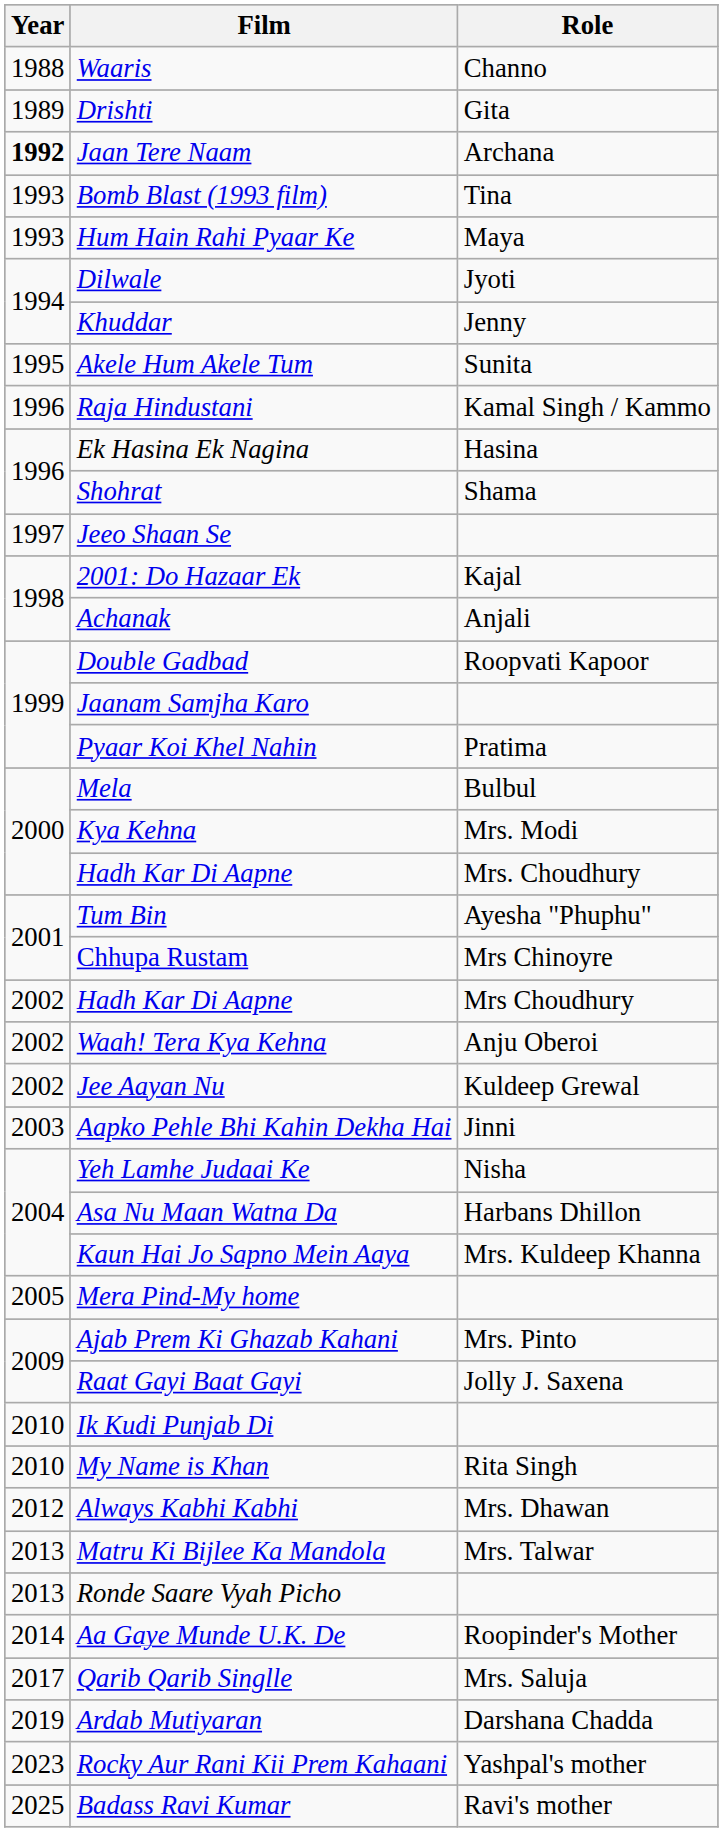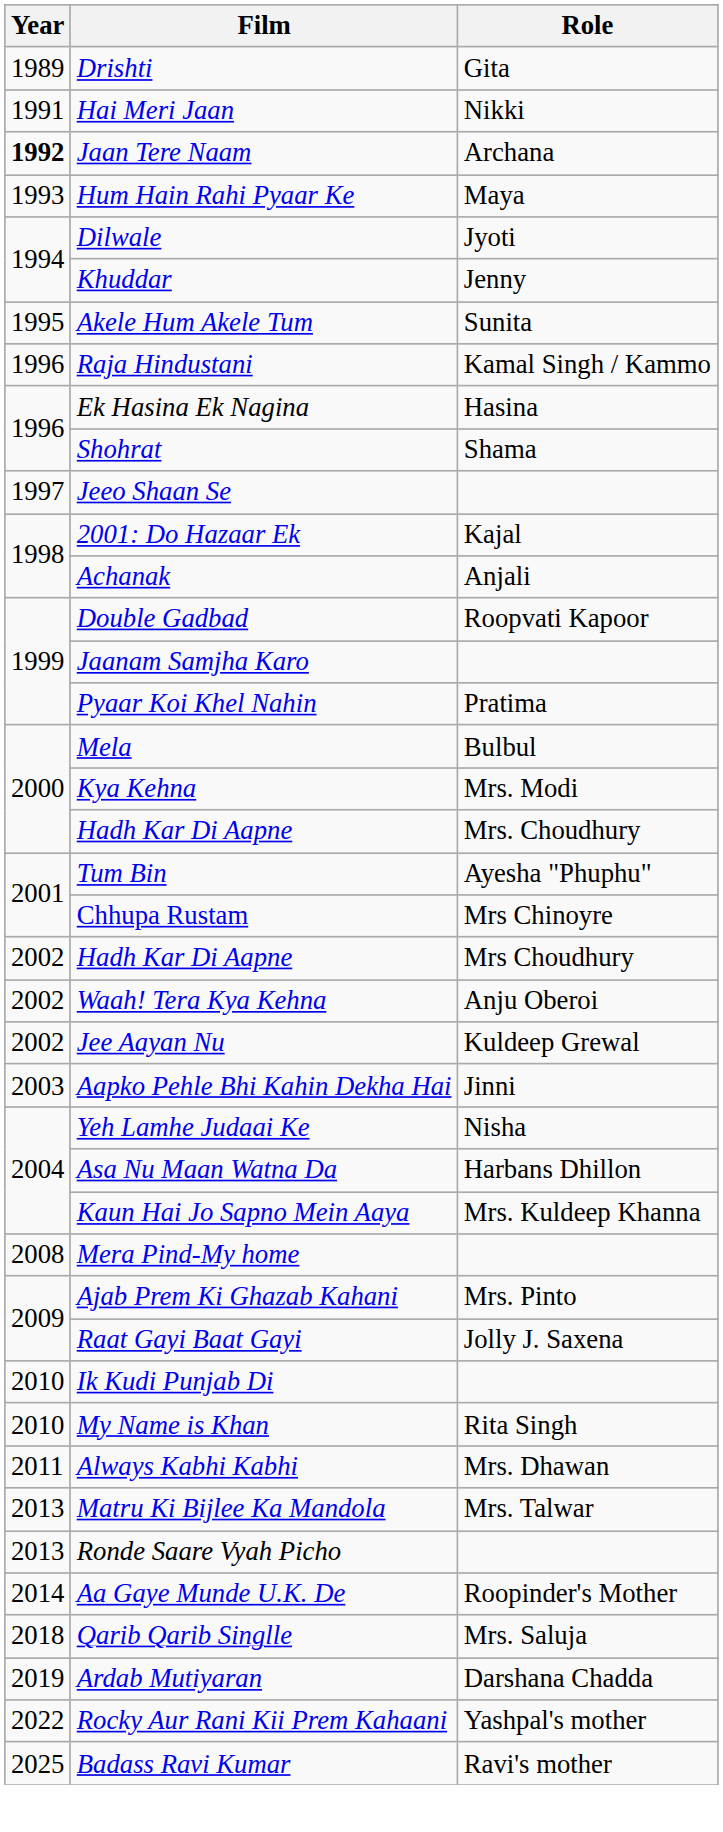- row: (114, 68)
+ row: (155, 110)
- row: (202, 195)
(38, 1296) 2005 -> (38, 1254) 2008
(38, 1508) 2012 -> (37, 1466) 2011
(38, 1678) 2017 -> (38, 1635) 2018
(38, 1763) 2023 -> (38, 1720) 2022
